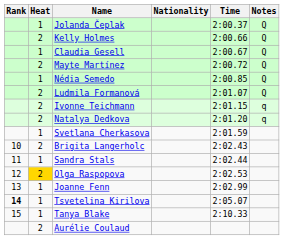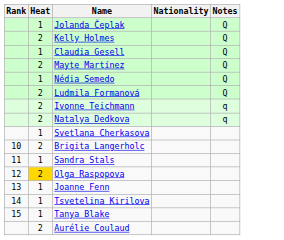- column: (230, 11)
(16, 201) bold -> (16, 201) normal
